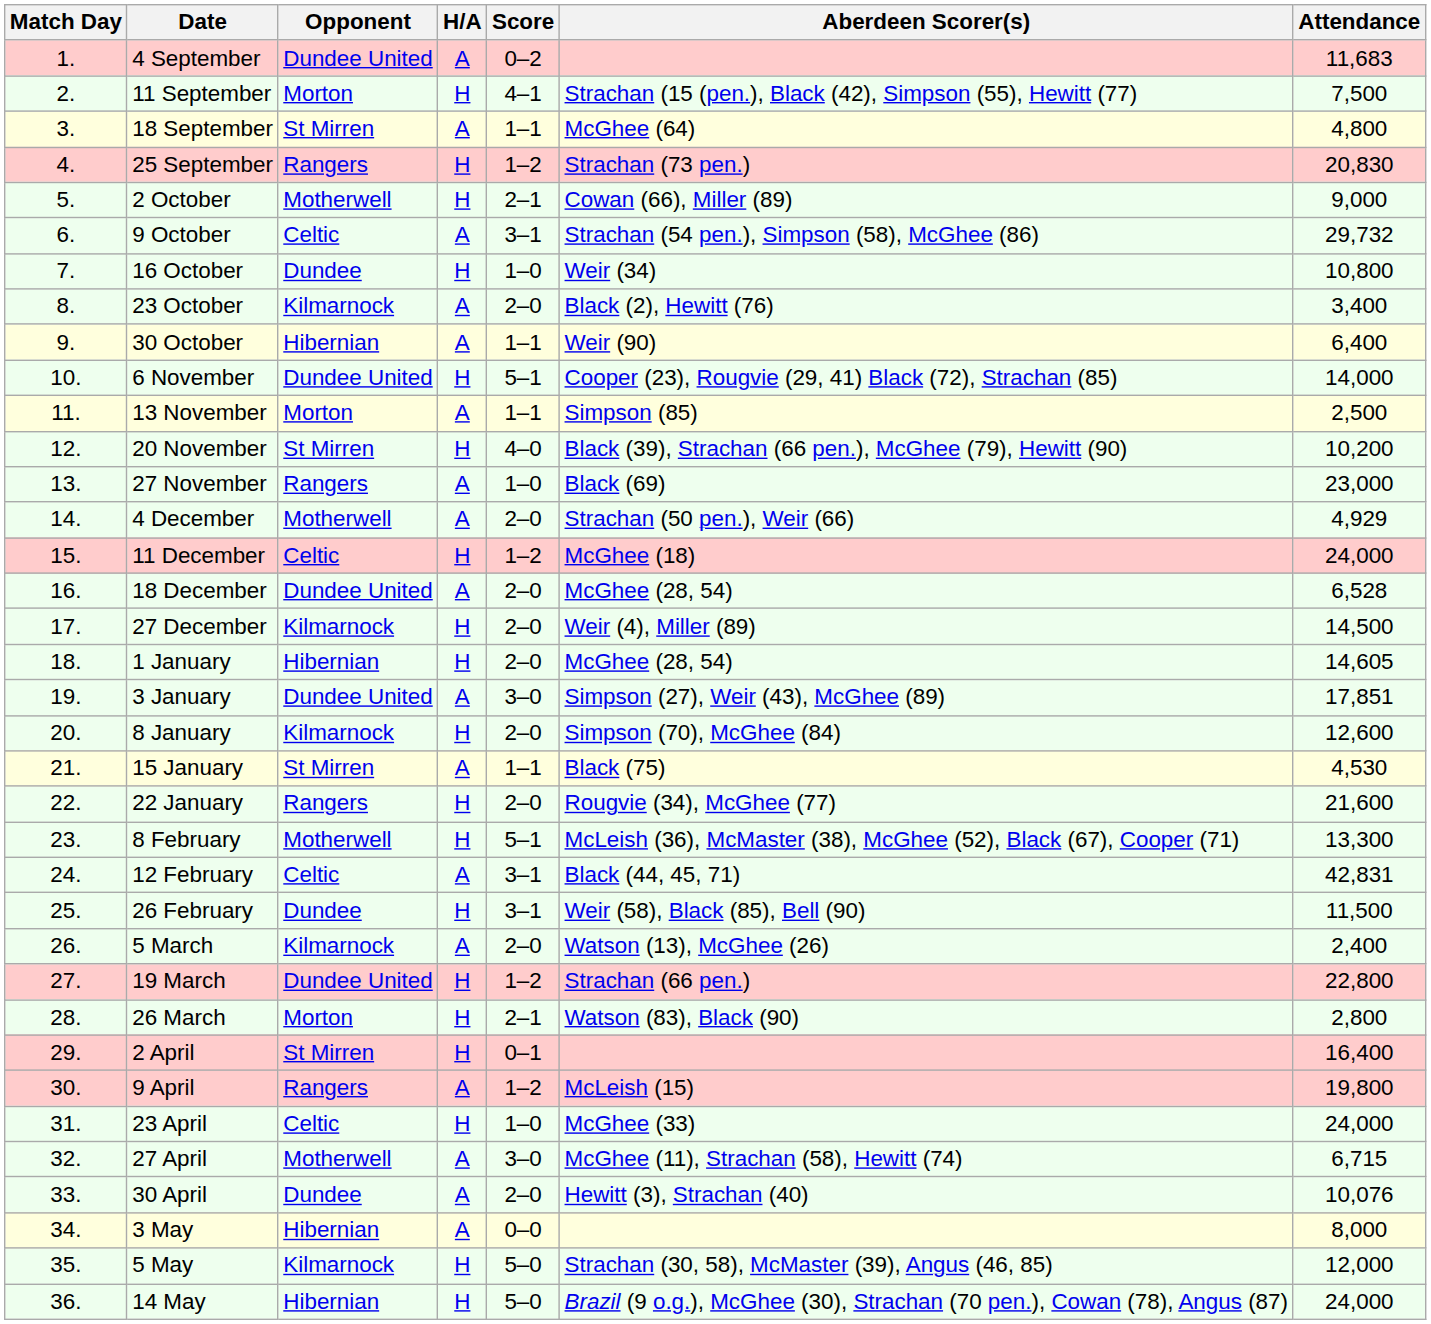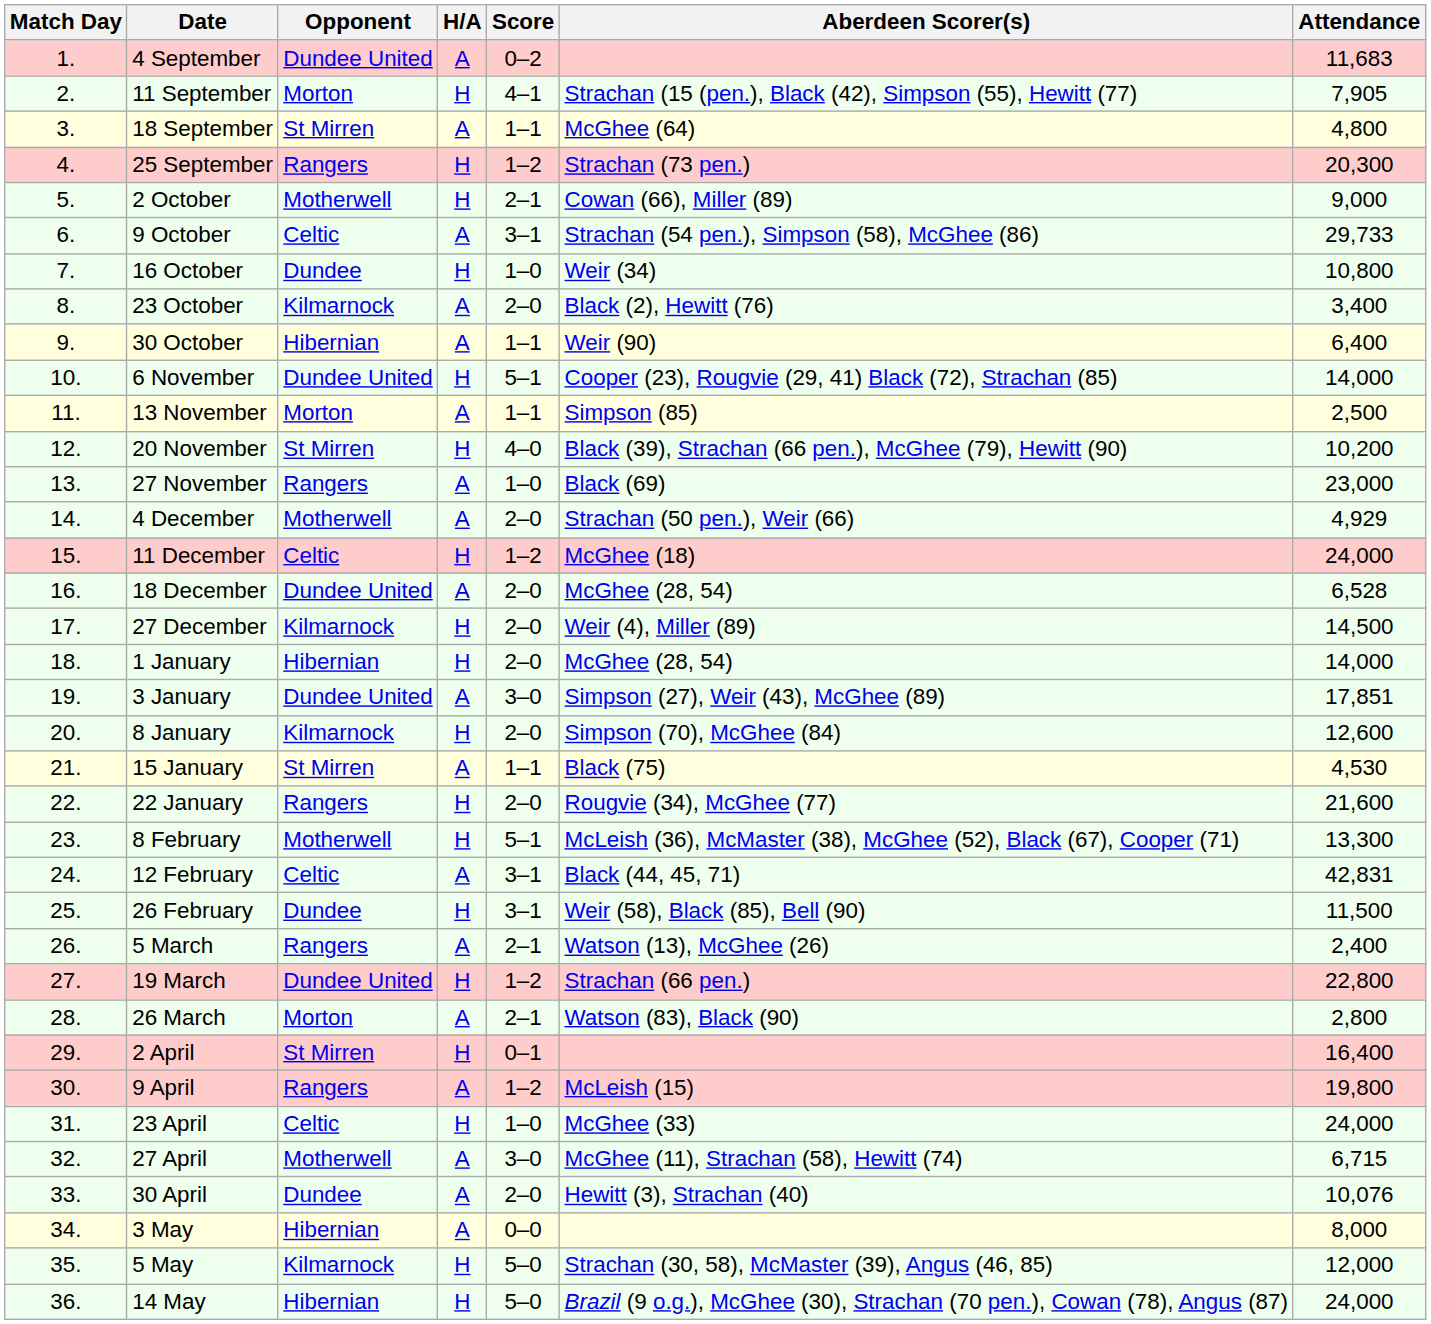(1359, 93) 7,500 -> (1359, 93) 7,905
(1359, 164) 20,830 -> (1359, 164) 20,300
(1359, 235) 29,732 -> (1359, 235) 29,733
(1359, 661) 14,605 -> (1359, 661) 14,000
(339, 945) Kilmarnock -> (326, 945) Rangers
(523, 945) 2–0 -> (523, 945) 2–1
(462, 1016) H -> (462, 1016) A
